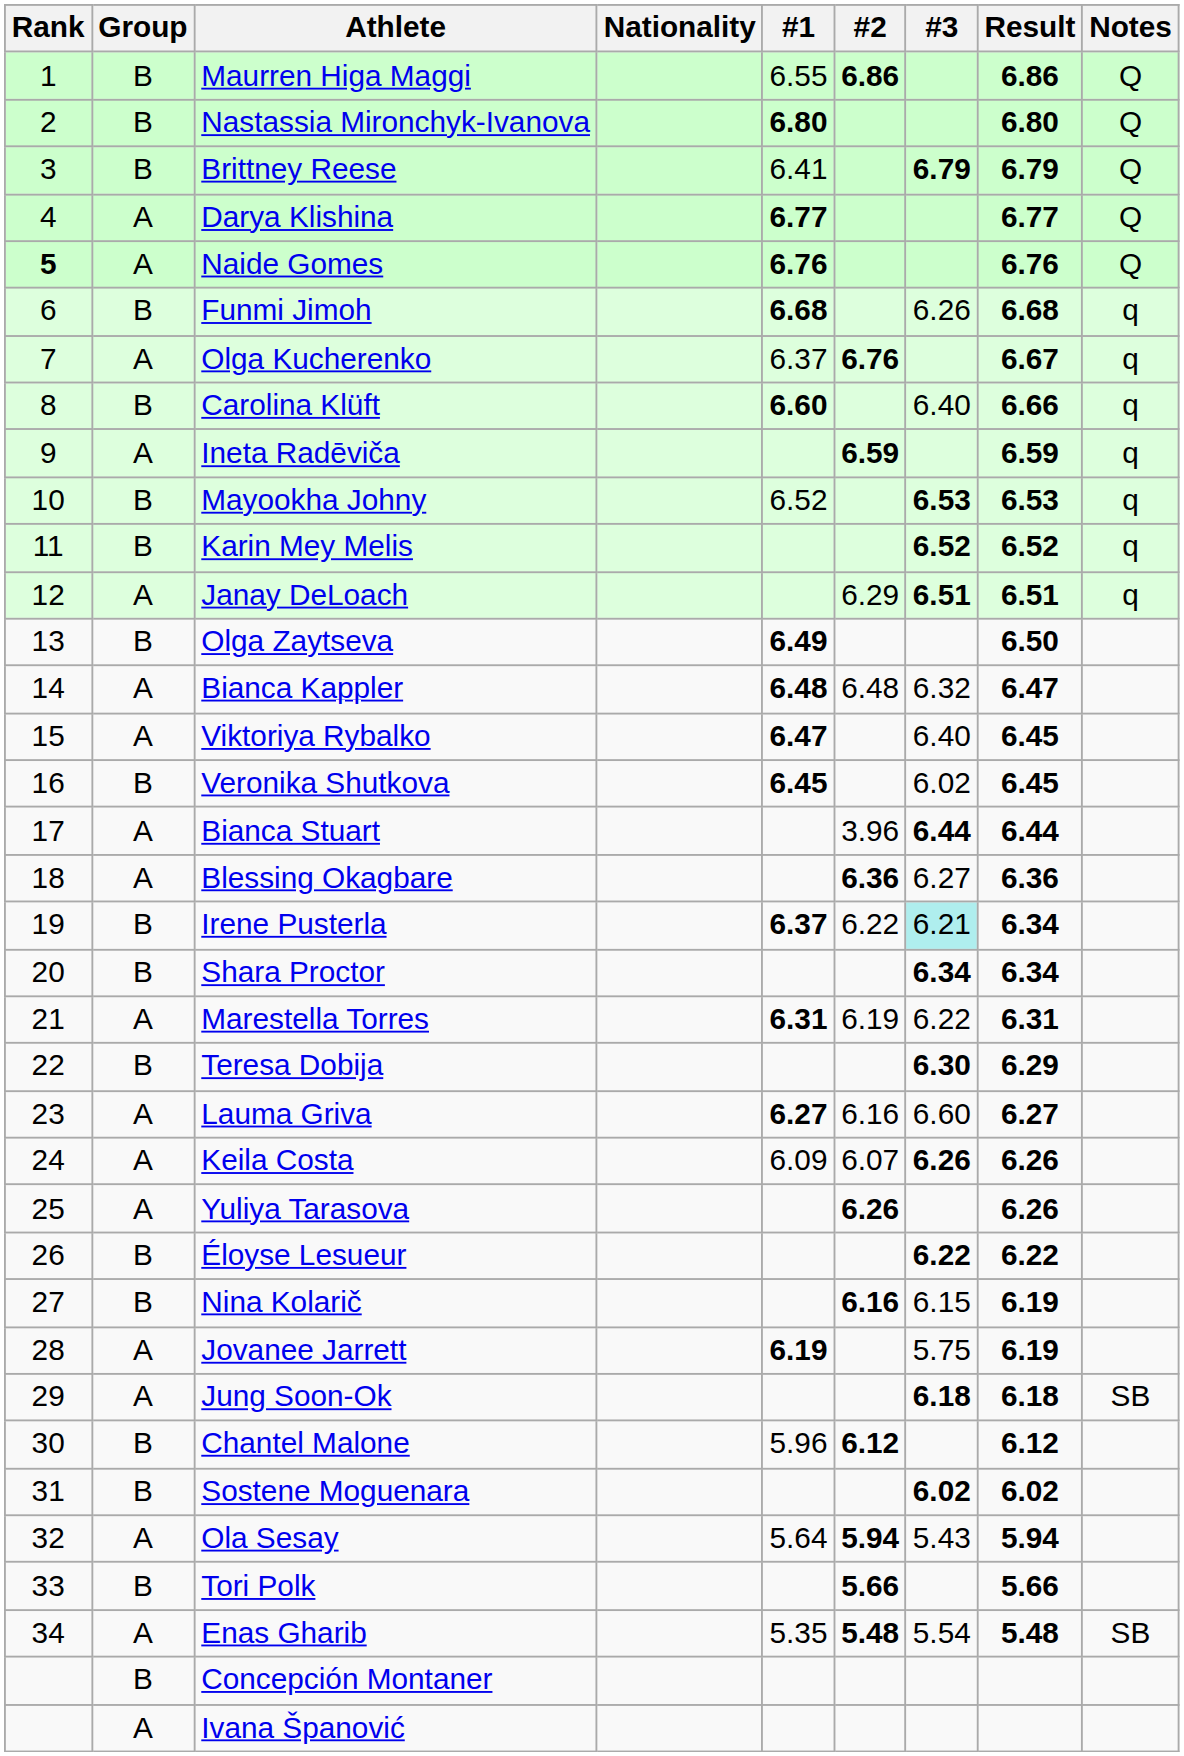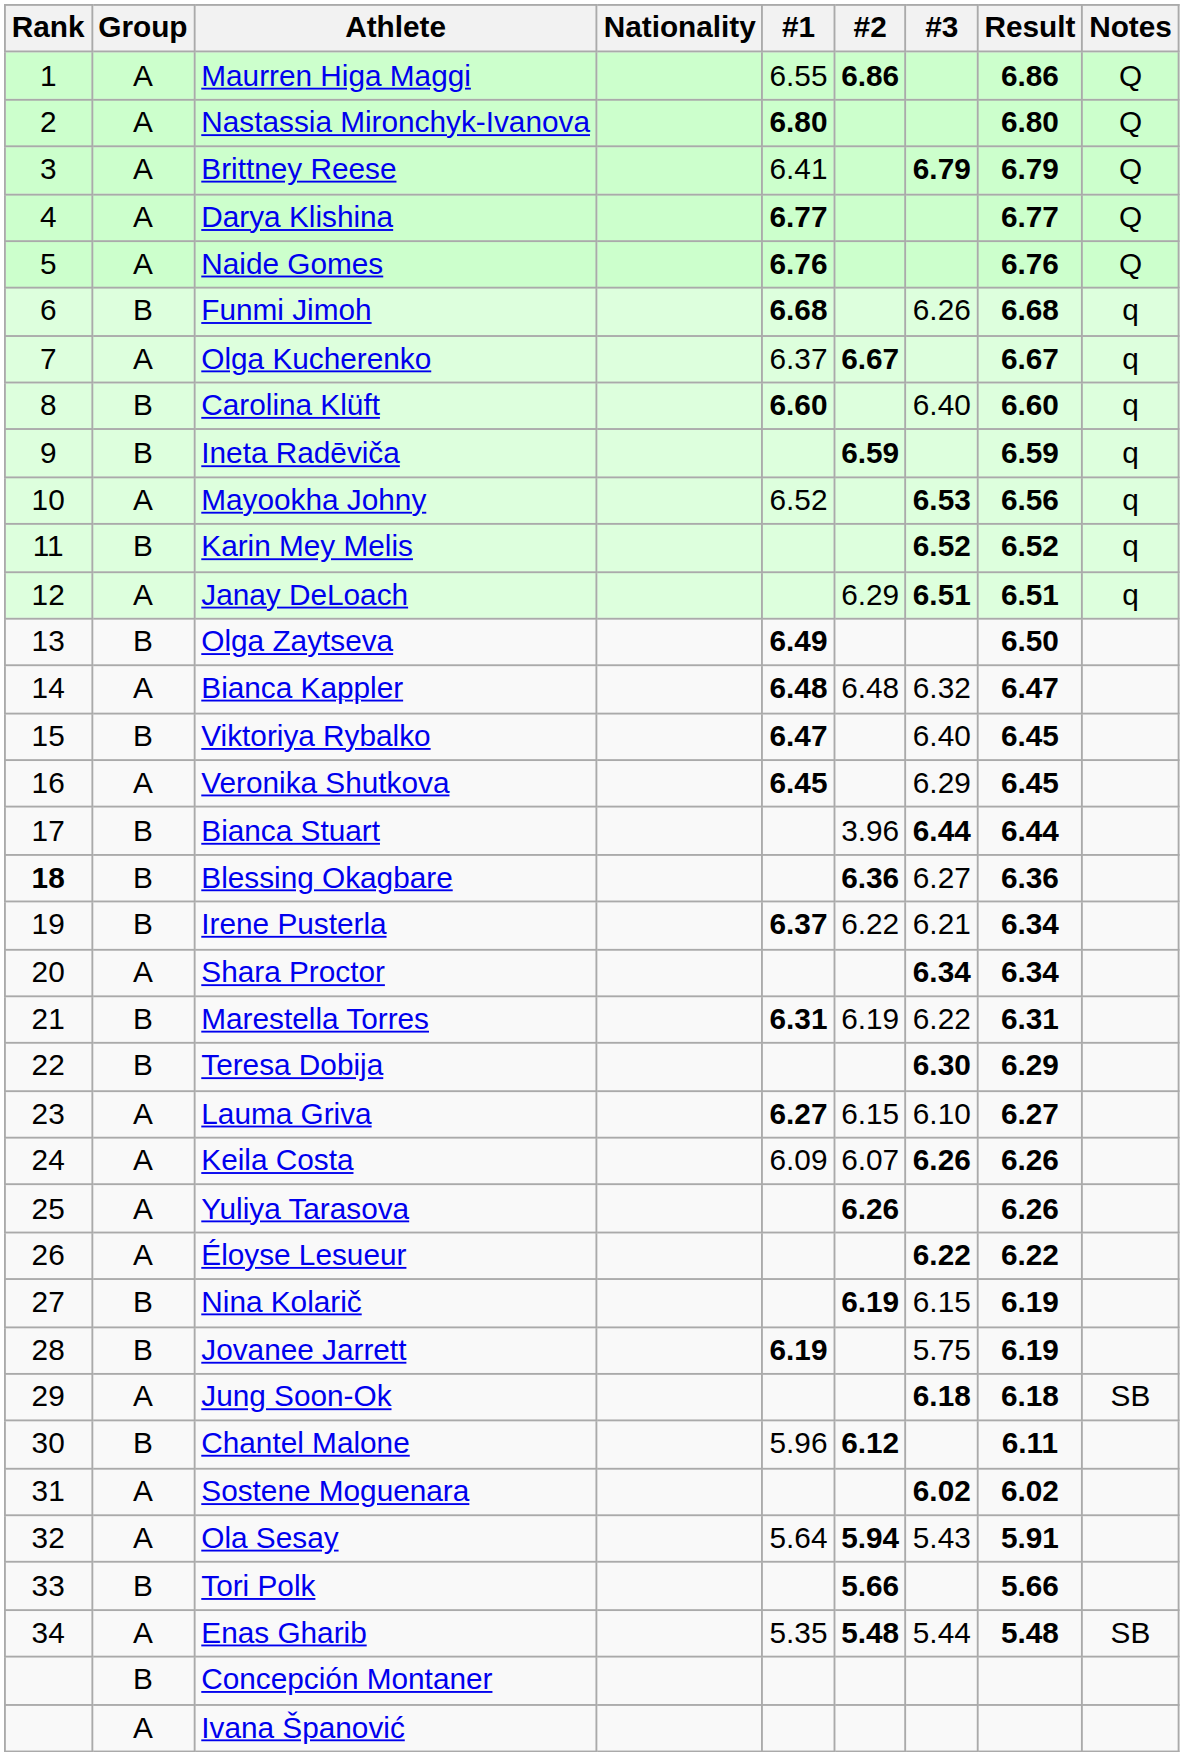(143, 75) B -> (143, 75) A
(143, 122) B -> (143, 122) A
(143, 169) B -> (143, 169) A
(48, 264) bold -> (48, 264) normal
(870, 358) 6.76 -> (870, 358) 6.67
(1030, 405) 6.66 -> (1030, 405) 6.60
(143, 452) A -> (143, 452) B
(143, 500) B -> (143, 500) A
(1030, 500) 6.53 -> (1030, 500) 6.56
(143, 736) A -> (143, 736) B
(143, 783) B -> (143, 783) A
(942, 783) 6.02 -> (942, 783) 6.29
(143, 830) A -> (143, 830) B
(48, 877) normal -> (48, 877) bold
(143, 877) A -> (143, 877) B
(942, 924) paleturquoise background -> (942, 924) no background
(143, 972) B -> (143, 972) A
(143, 1019) A -> (143, 1019) B
(870, 1113) 6.16 -> (870, 1113) 6.15
(942, 1113) 6.60 -> (942, 1113) 6.10
(143, 1255) B -> (143, 1255) A
(870, 1302) 6.16 -> (870, 1302) 6.19
(143, 1349) A -> (143, 1349) B
(1030, 1444) 6.12 -> (1030, 1444) 6.11
(143, 1491) B -> (143, 1491) A
(1030, 1538) 5.94 -> (1030, 1538) 5.91
(942, 1632) 5.54 -> (942, 1632) 5.44
